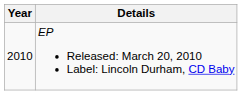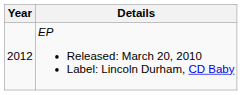(20, 56) 2010 -> (20, 56) 2012
